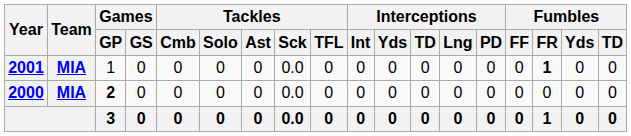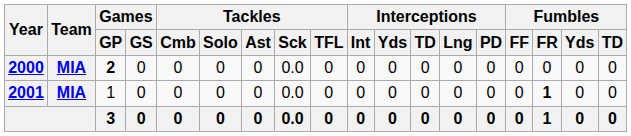rows swapped: (26, 93) <-> (26, 67)
